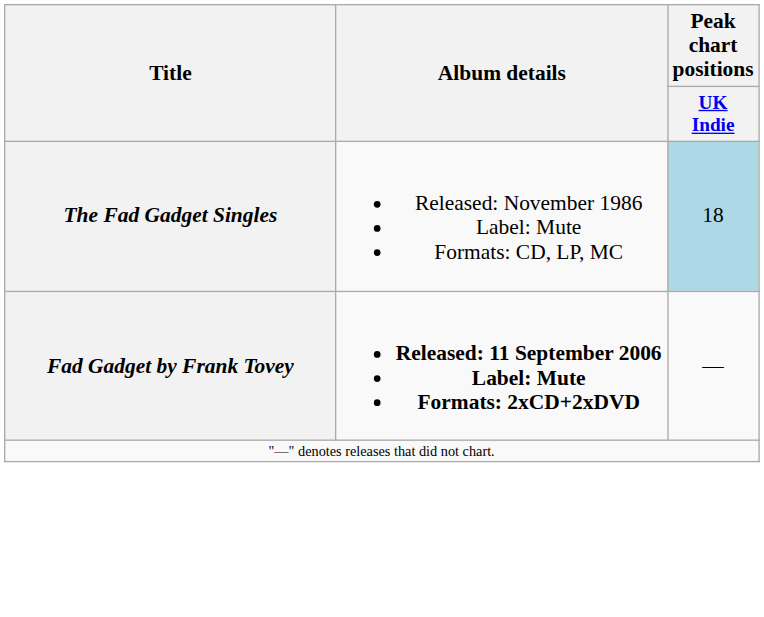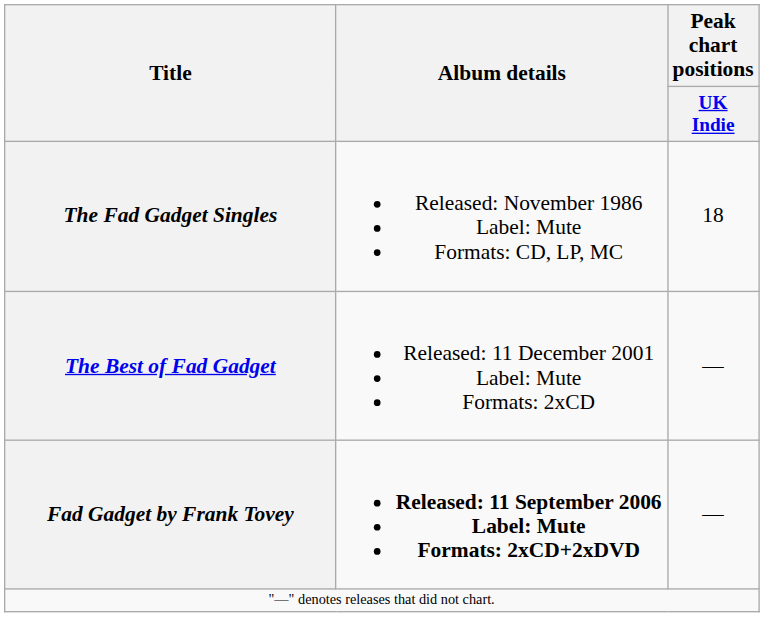(713, 215) lightblue background -> (713, 215) no background
+ row: (170, 365)
